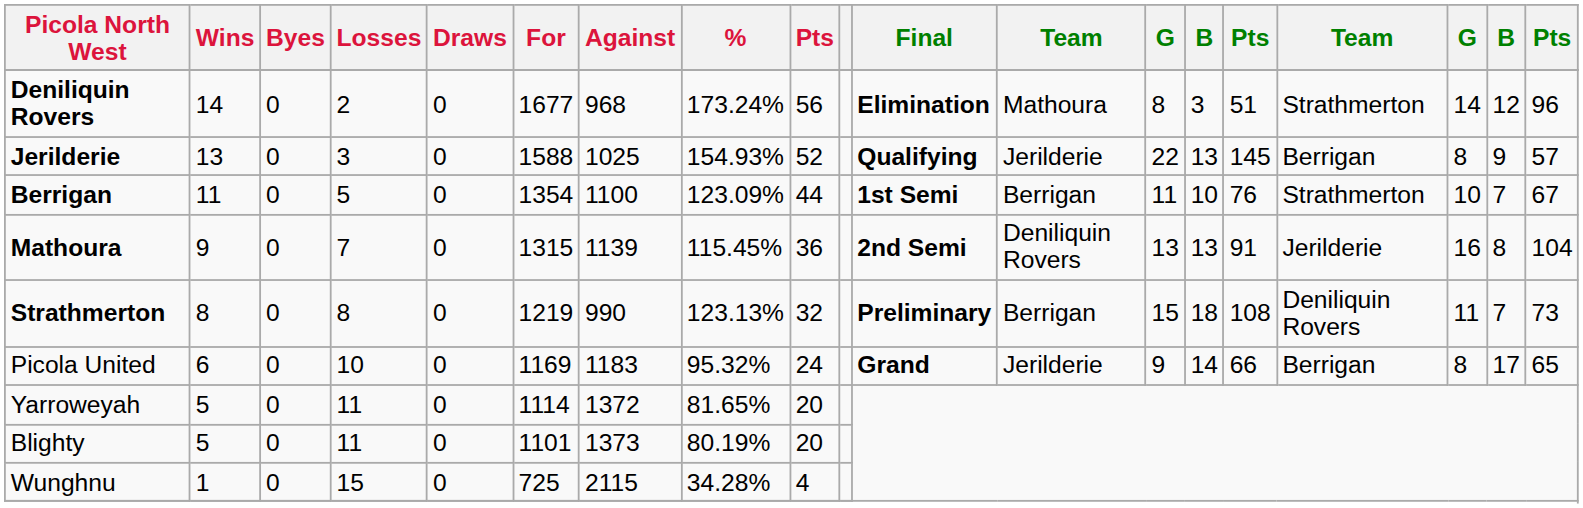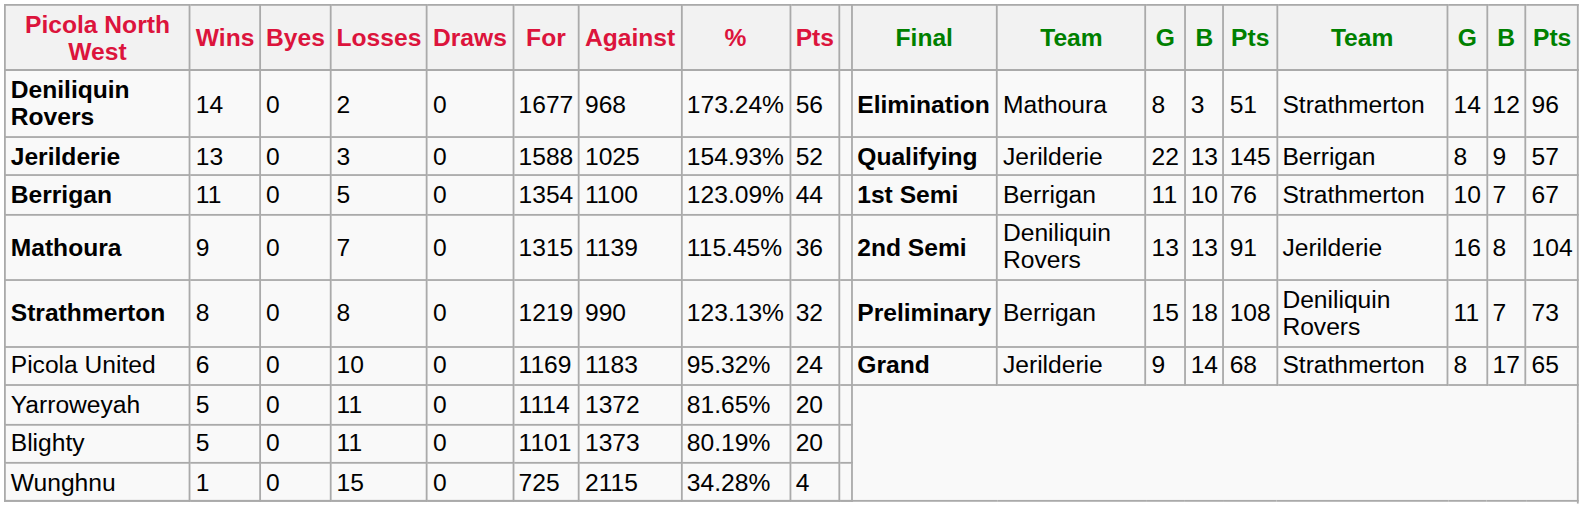(1243, 365) 66 -> (1243, 365) 68
(1329, 365) Berrigan -> (1354, 365) Strathmerton
